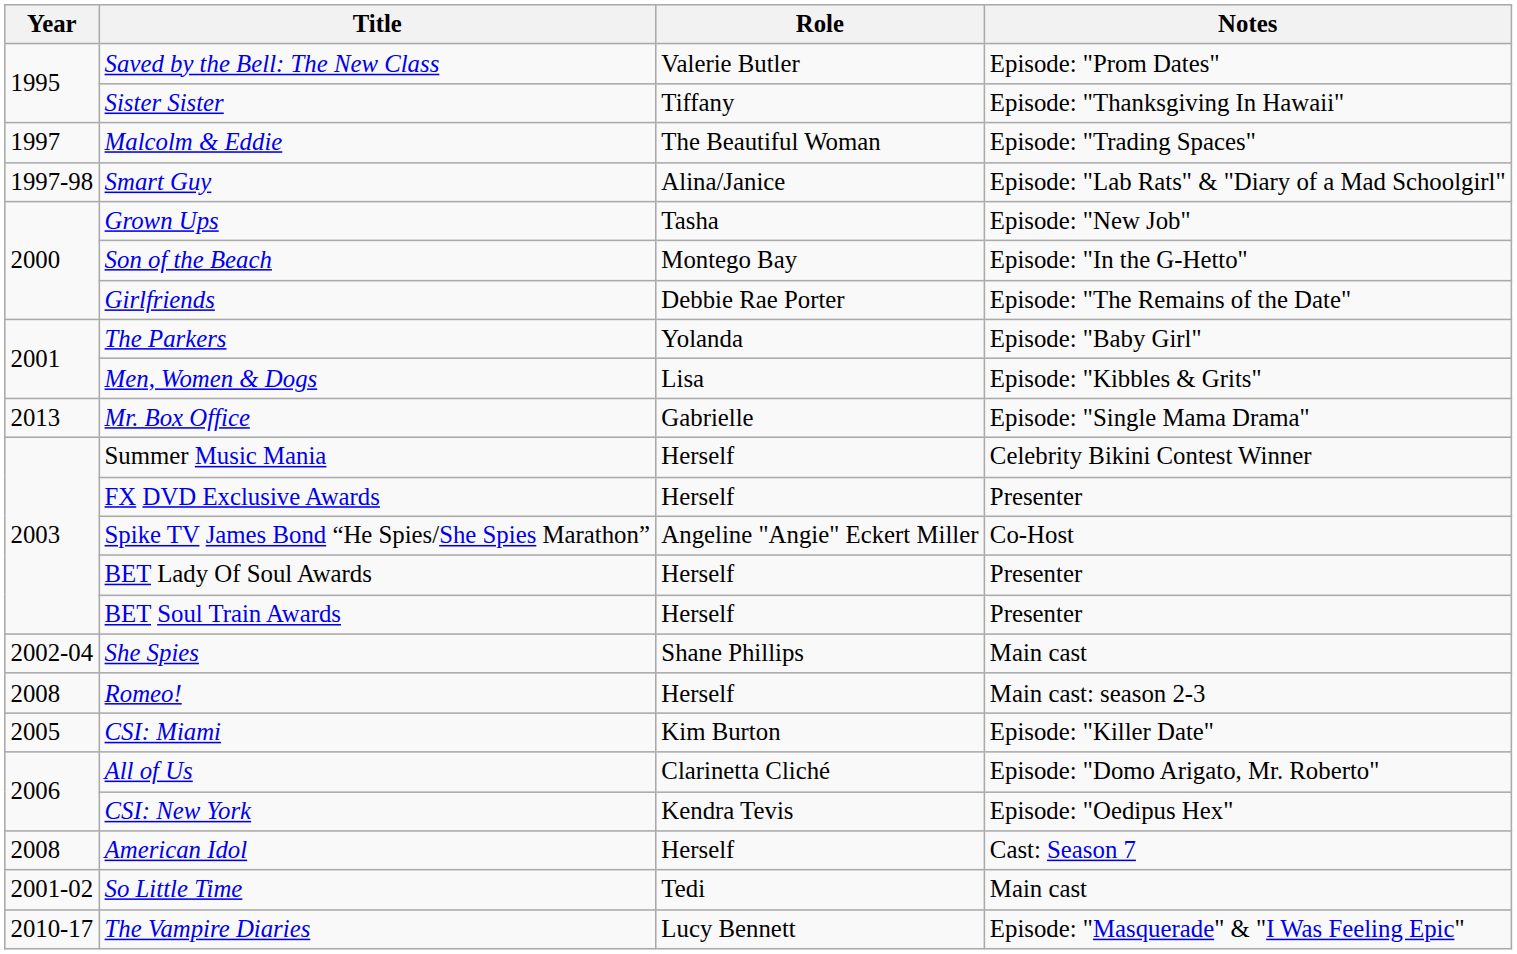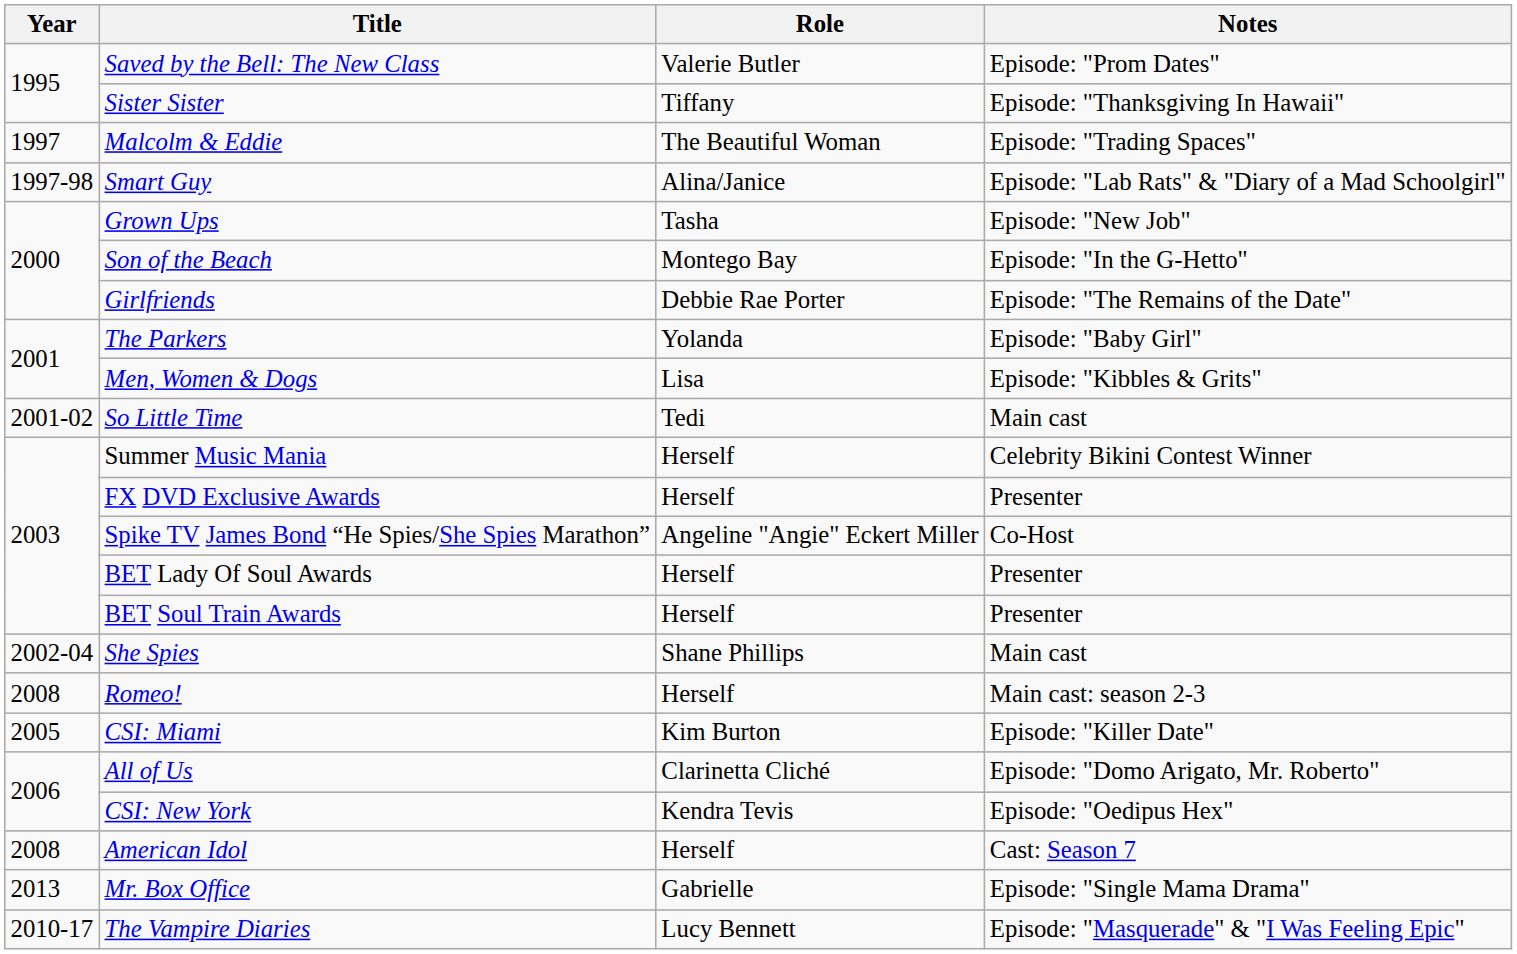rows swapped: (173, 889) <-> (177, 417)
